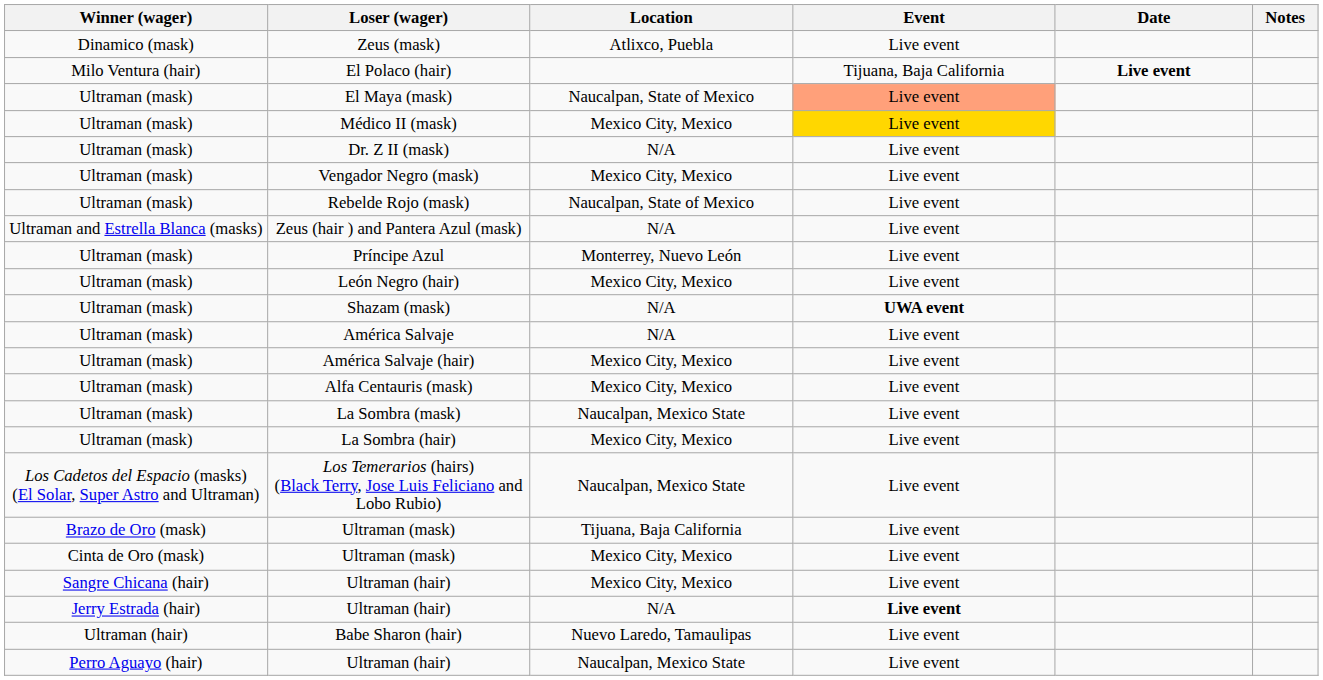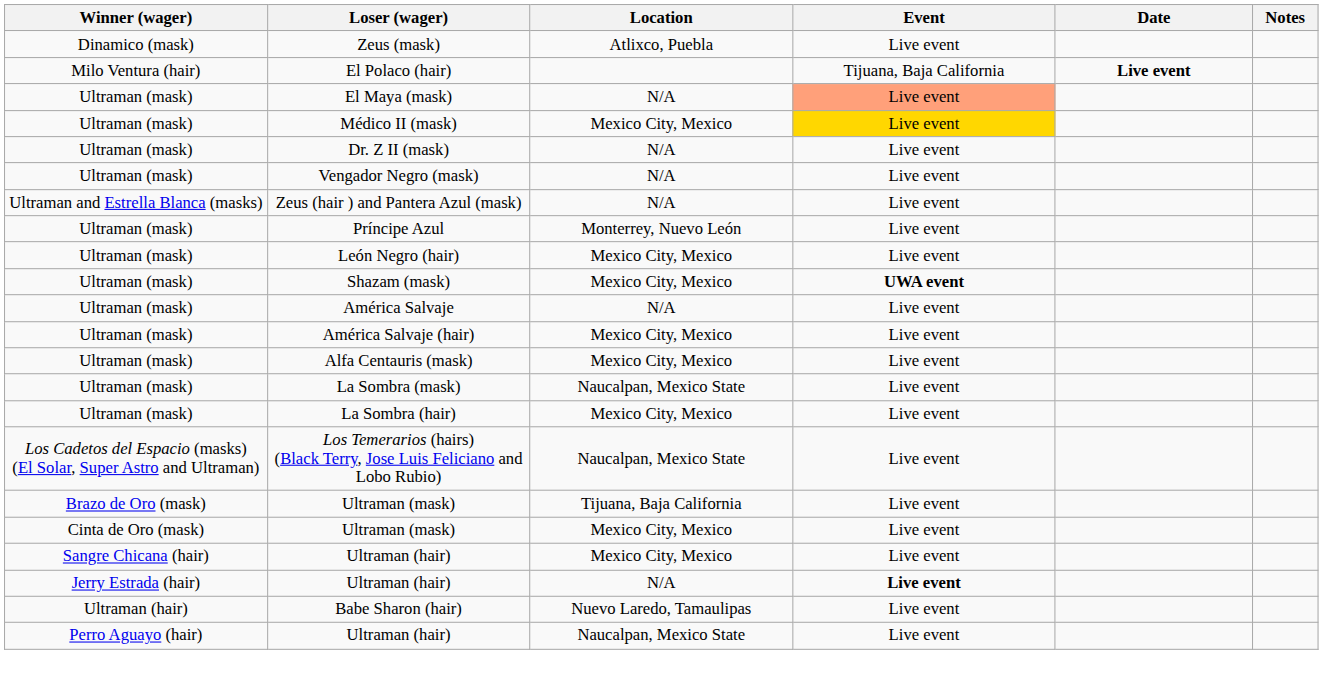(661, 96) Naucalpan, State of Mexico -> (661, 96) N/A
(661, 176) Mexico City, Mexico -> (661, 176) N/A
- row: (136, 202)
(661, 307) N/A -> (661, 281) Mexico City, Mexico
